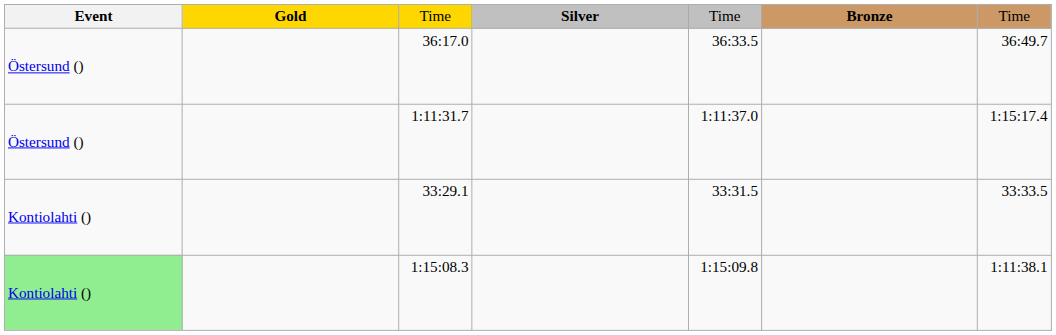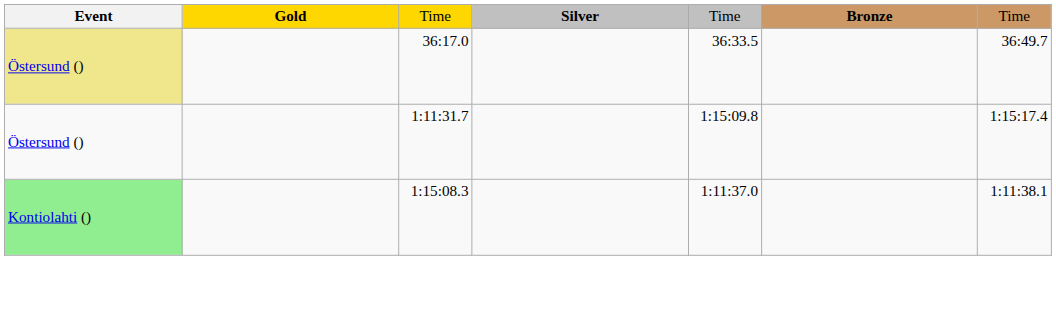(46, 66) no background -> (46, 66) khaki background
(729, 116) 1:11:37.0 -> (729, 116) 1:15:09.8
- row: (445, 191)
(729, 266) 1:15:09.8 -> (729, 191) 1:11:37.0
